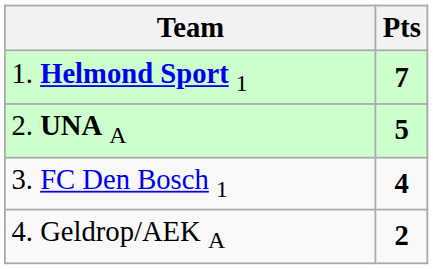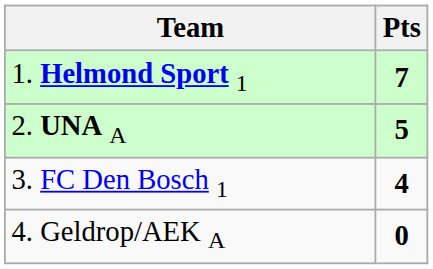(402, 235) 2 -> (402, 235) 0
